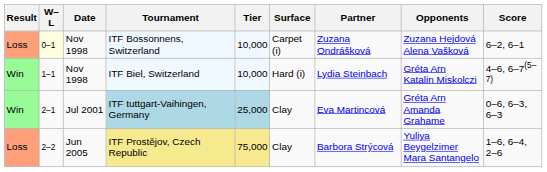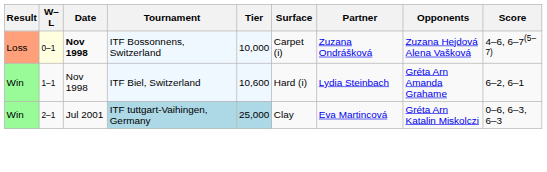(77, 44) normal -> (77, 47) bold
(505, 44) 6–2, 6–1 -> (511, 45) 4–6, 6–7(5–7)
(252, 74) 10,000 -> (254, 82) 10,600
(440, 74) Gréta Arn Katalin Miskolczi -> (427, 82) Gréta Arn Amanda Grahame
(511, 72) 4–6, 6–7(5–7) -> (505, 82) 6–2, 6–1
(425, 109) Gréta Arn Amanda Grahame -> (442, 115) Gréta Arn Katalin Miskolczi
- row: (154, 147)
